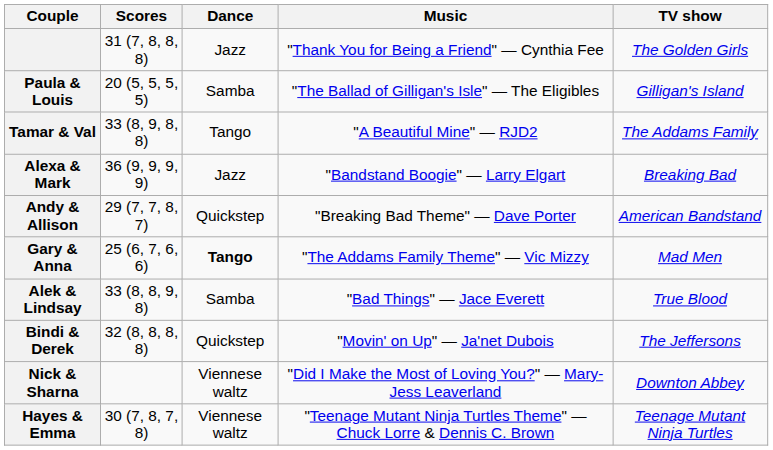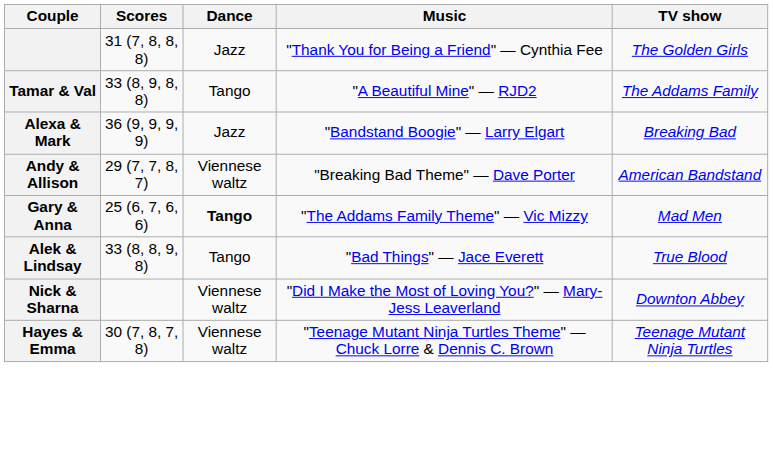- row: (53, 91)
(230, 216) Quickstep -> (230, 174) Viennese waltz
(230, 299) Samba -> (230, 257) Tango
- row: (53, 341)
